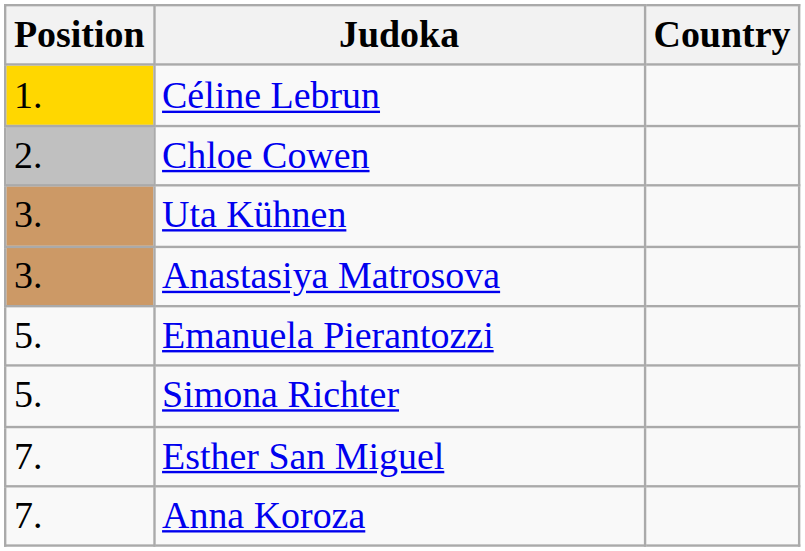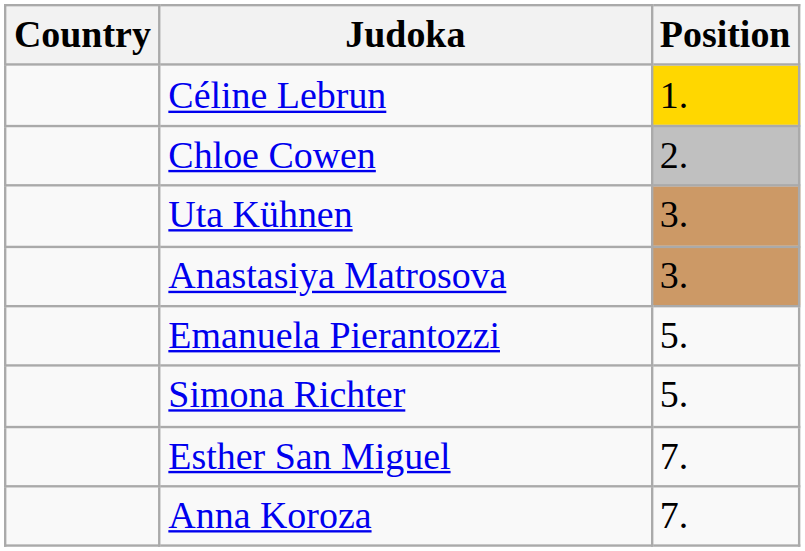columns swapped: (79, 34) <-> (722, 34)
